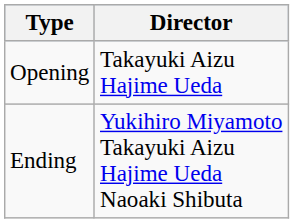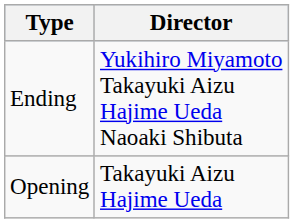rows swapped: (50, 72) <-> (43, 160)
